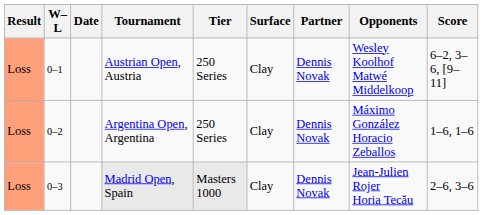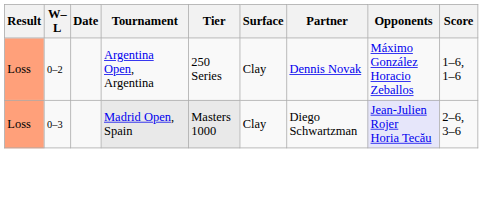- row: (143, 69)
(314, 186) Dennis Novak -> (323, 124) Diego Schwartzman
(383, 186) no background -> (401, 124) lavender background
